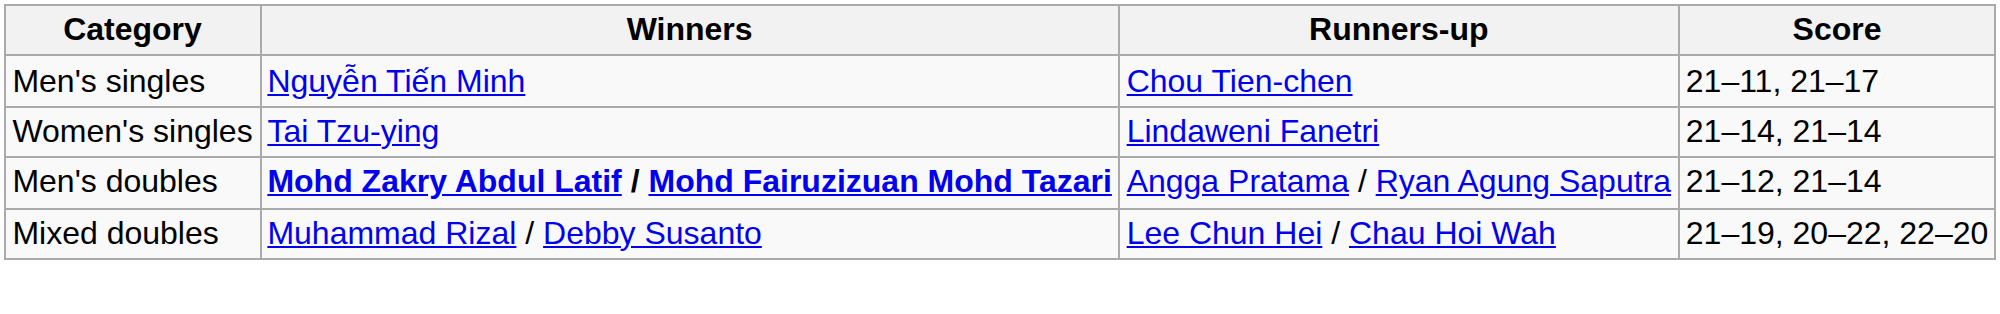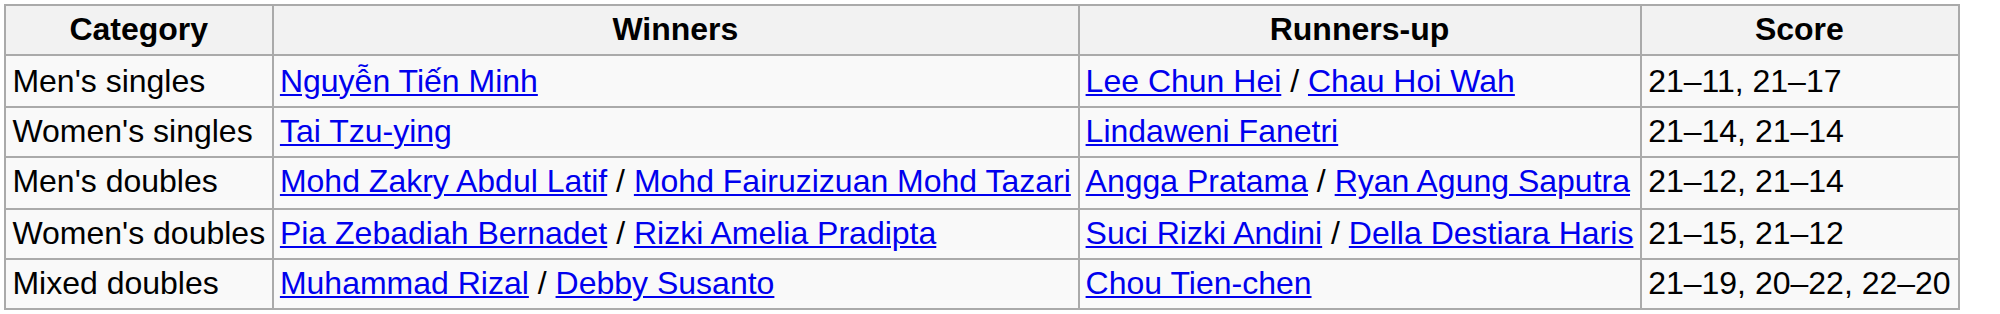(1240, 80) Chou Tien-chen -> (1300, 80) Lee Chun Hei / Chau Hoi Wah
(690, 182) bold -> (675, 182) normal
+ row: (139, 232)
(1341, 232) Lee Chun Hei / Chau Hoi Wah -> (1199, 283) Chou Tien-chen
